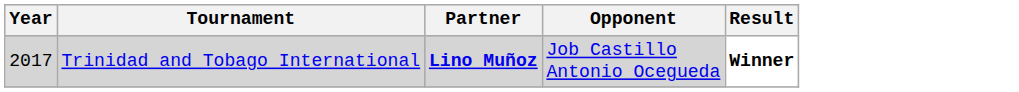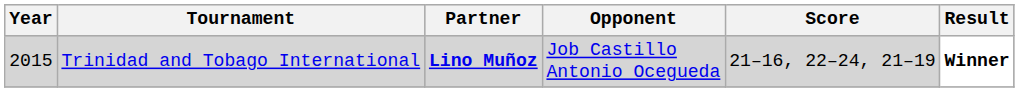+ column: (832, 20)
(31, 61) 2017 -> (31, 61) 2015
